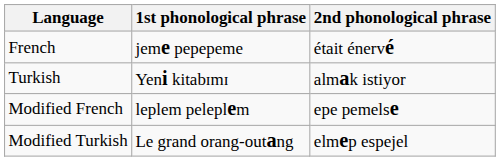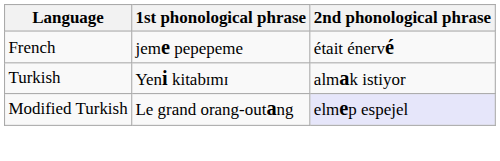- row: (66, 109)
(361, 140) no background -> (361, 109) lavender background
